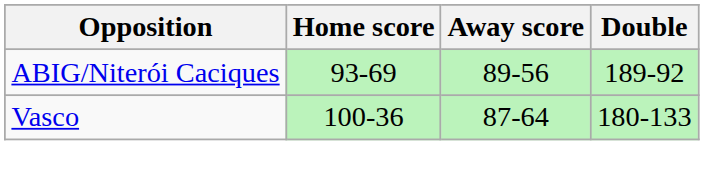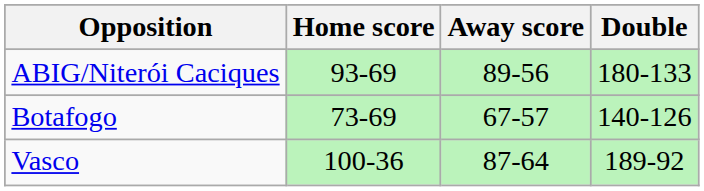(644, 71) 189-92 -> (644, 71) 180-133
+ row: (64, 116)
(644, 116) 180-133 -> (644, 161) 189-92
